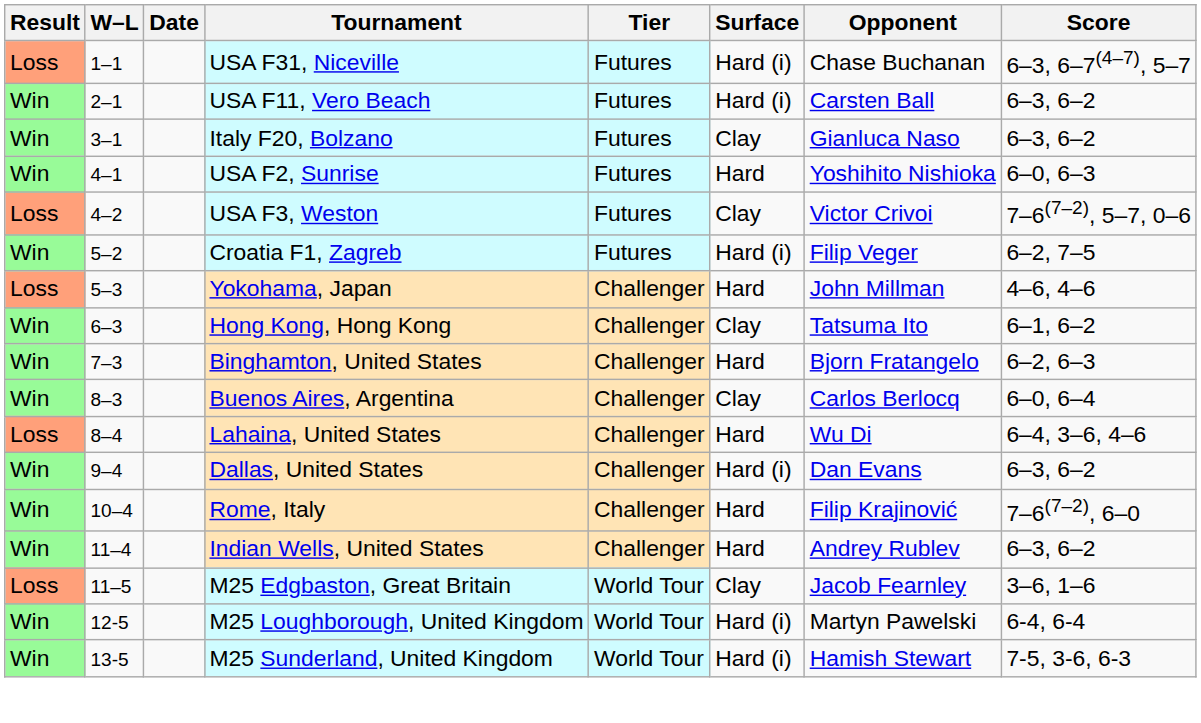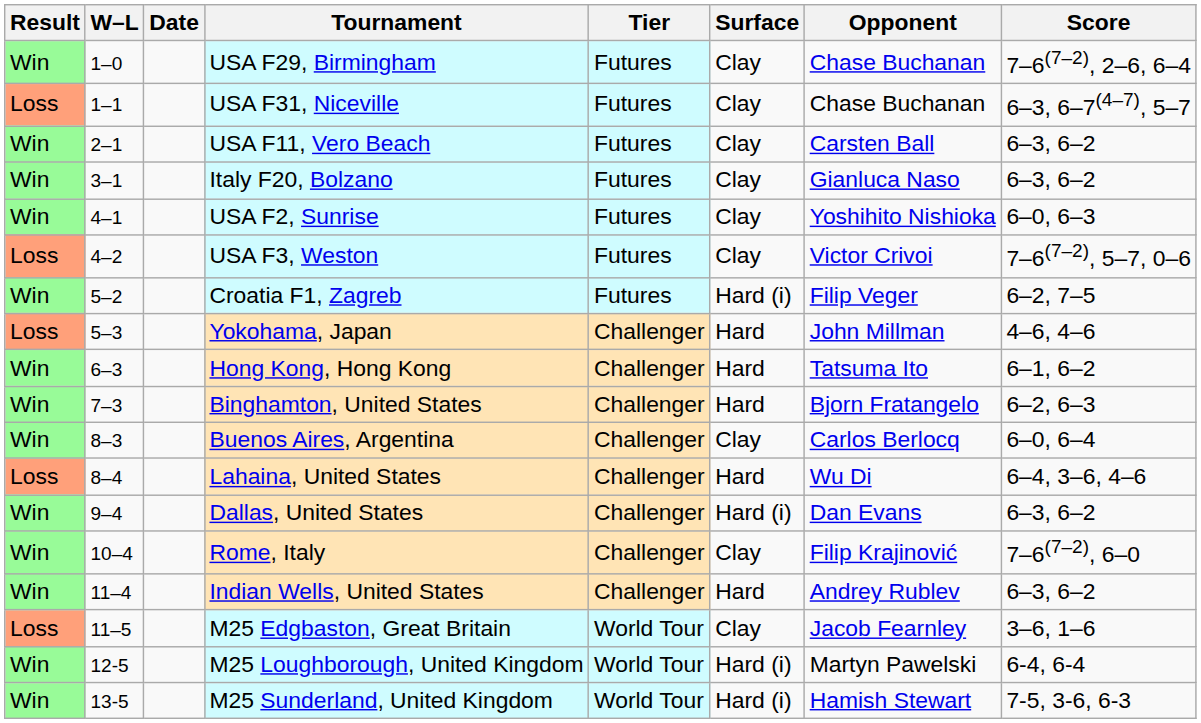+ row: (323, 62)
(753, 62) Hard (i) -> (738, 104) Clay
(753, 101) Hard (i) -> (738, 143) Clay
(740, 173) Hard -> (738, 216) Clay
(738, 325) Clay -> (740, 367) Hard
(740, 509) Hard -> (738, 552) Clay
